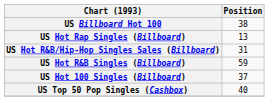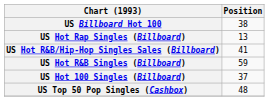(243, 50) 31 -> (243, 50) 41
(243, 90) 40 -> (243, 90) 48
